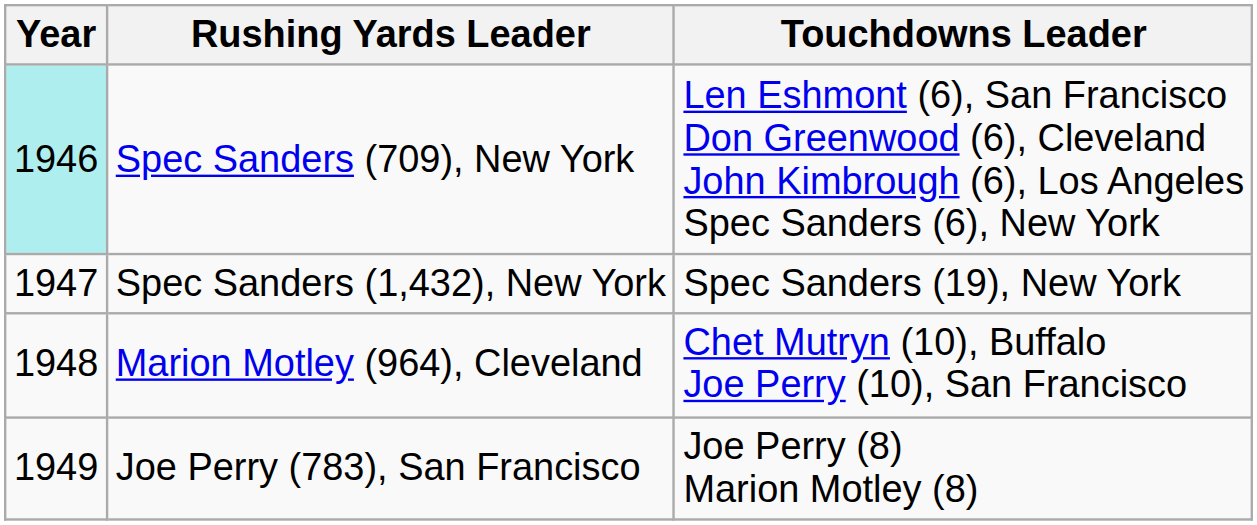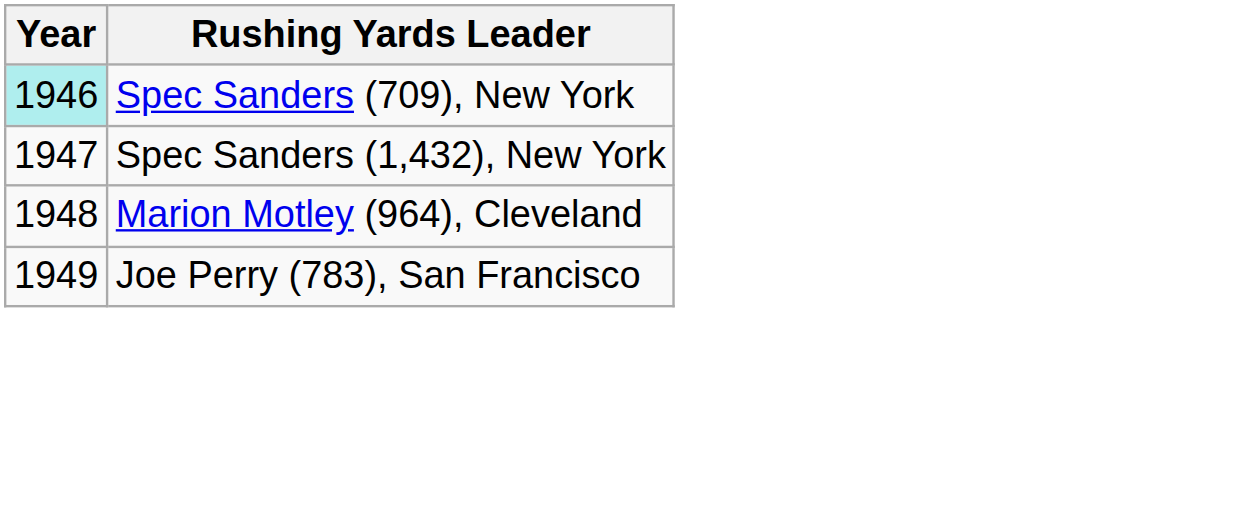- column: (964, 34)
